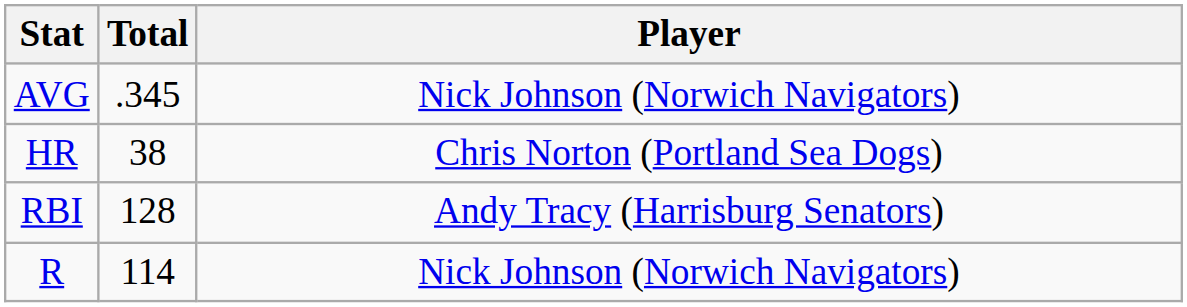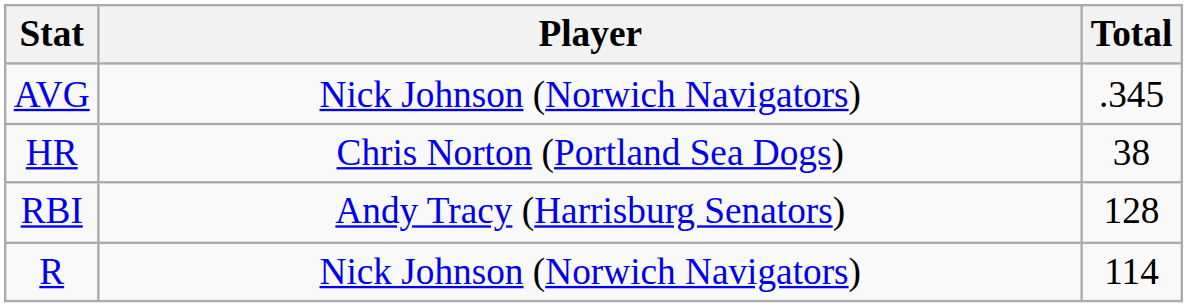columns swapped: (689, 34) <-> (148, 34)
